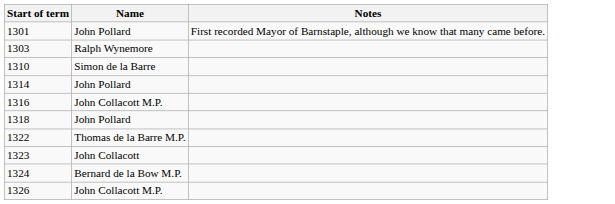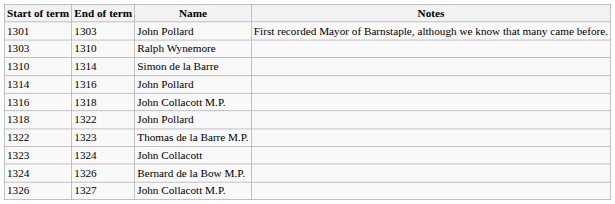+ column: (103, 13)
